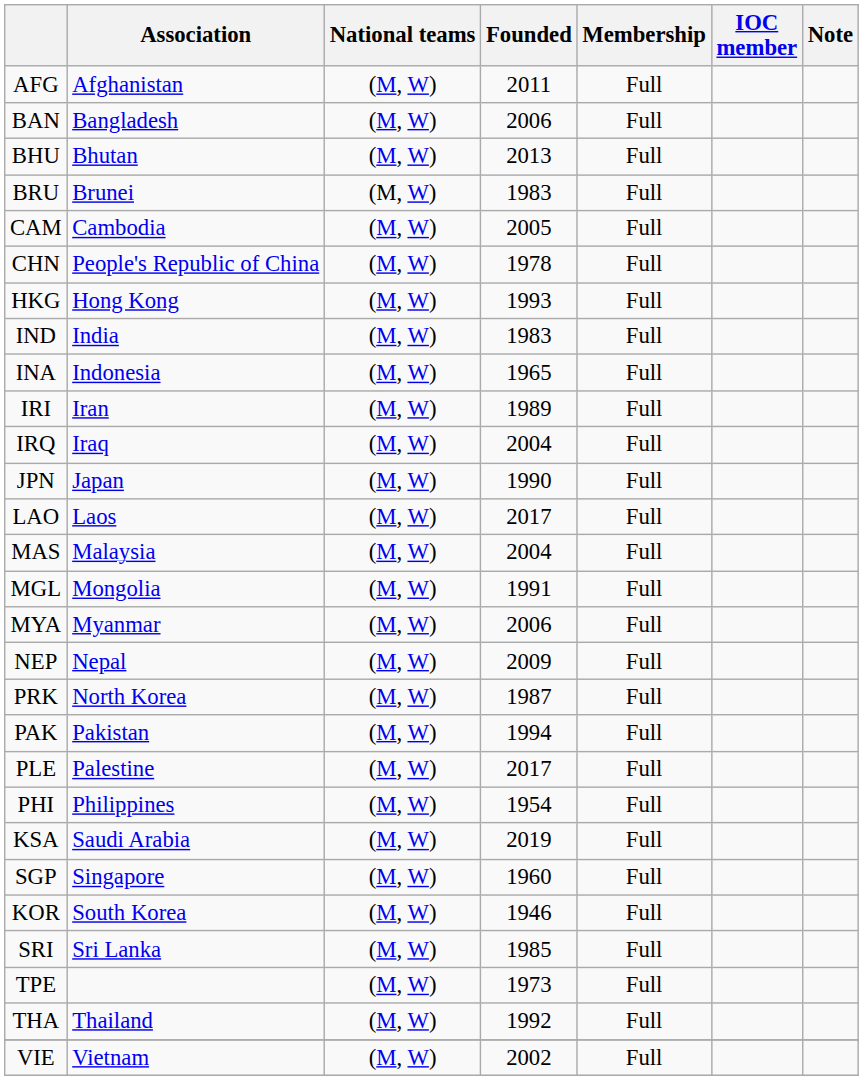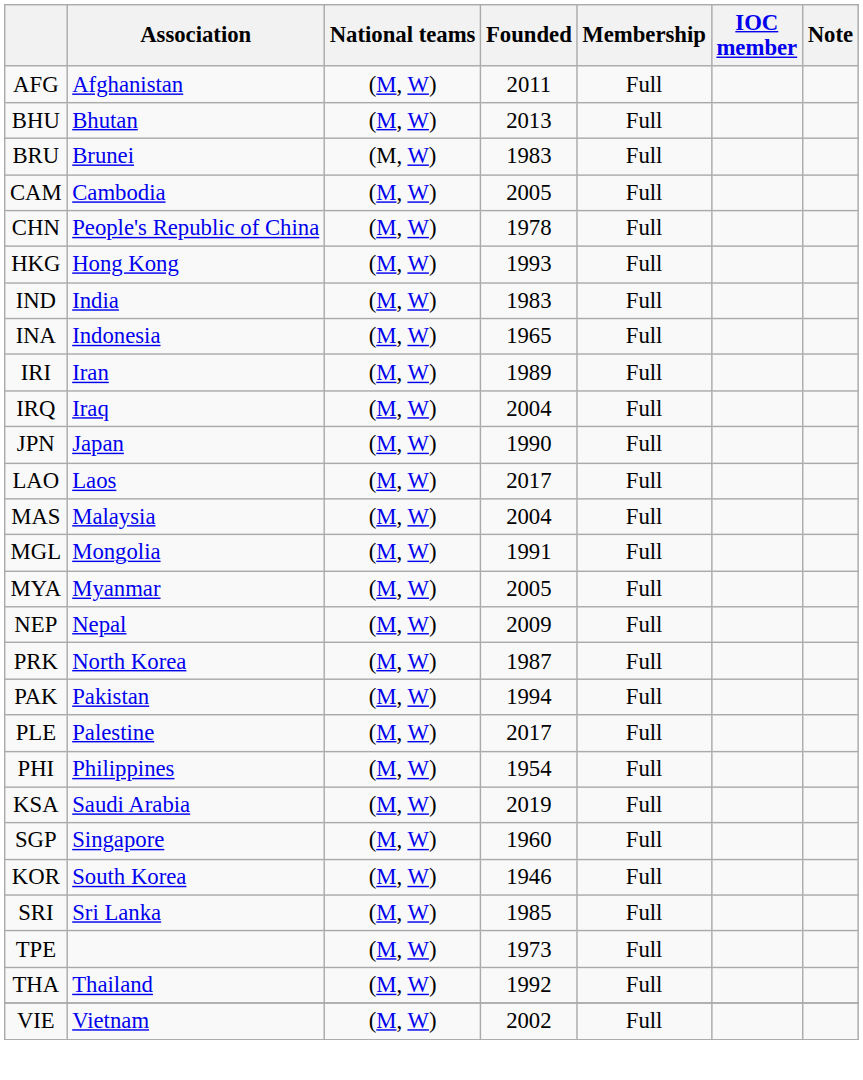- row: (36, 120)
(529, 624) 2006 -> (529, 588) 2005
